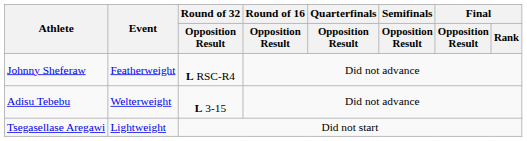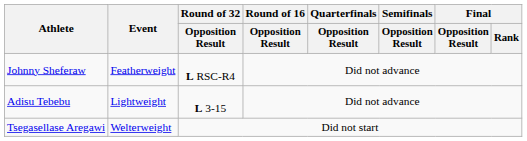(141, 102) Welterweight -> (138, 102) Lightweight
(138, 127) Lightweight -> (141, 127) Welterweight
